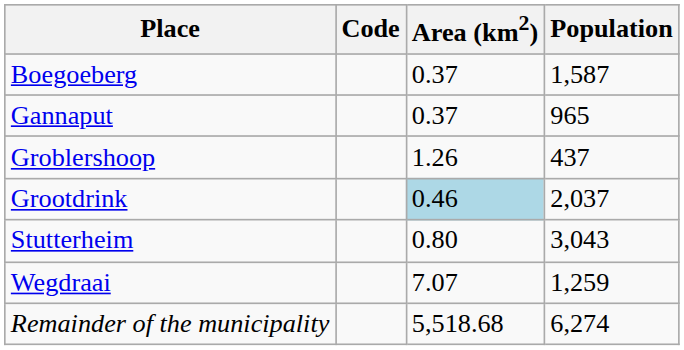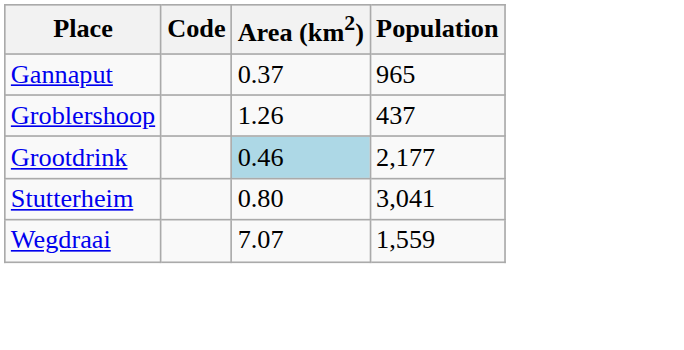- row: (74, 74)
(580, 198) 2,037 -> (406, 157) 2,177
(580, 240) 3,043 -> (406, 198) 3,041
(580, 282) 1,259 -> (406, 240) 1,559
- row: (170, 323)
